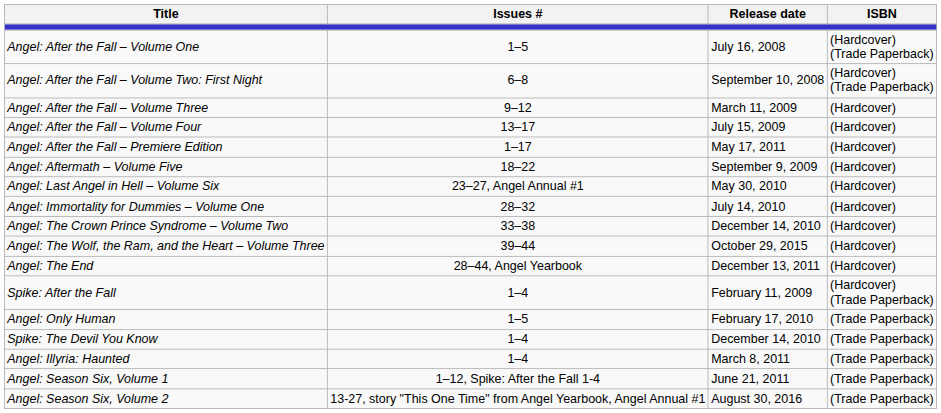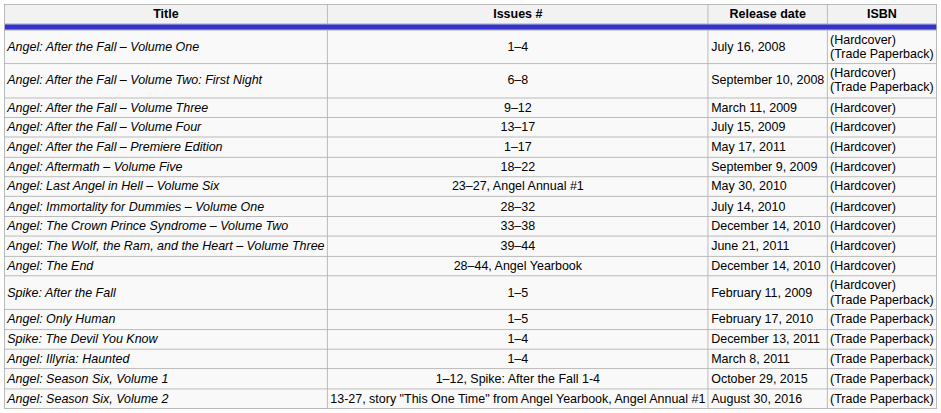(518, 46) 1–5 -> (518, 46) 1–4
(759, 246) October 29, 2015 -> (750, 246) June 21, 2011
(766, 265) December 13, 2011 -> (766, 265) December 14, 2010
(518, 292) 1–4 -> (518, 292) 1–5
(766, 339) December 14, 2010 -> (766, 339) December 13, 2011
(750, 378) June 21, 2011 -> (759, 378) October 29, 2015
